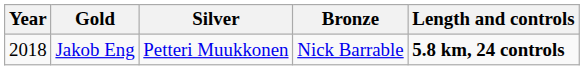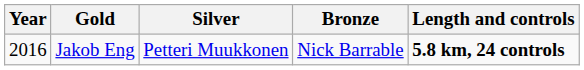(28, 49) 2018 -> (28, 49) 2016
